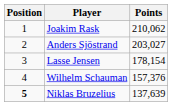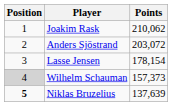(149, 45) 203,027 -> (149, 45) 203,072
(24, 77) no background -> (24, 77) lightgrey background
(149, 77) 157,376 -> (149, 77) 157,373
